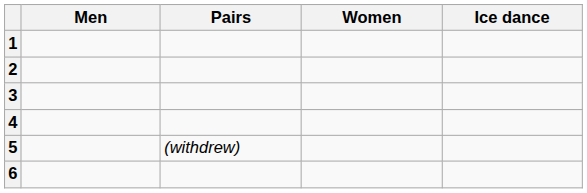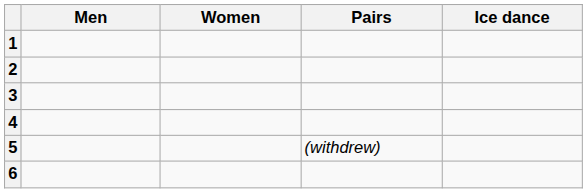columns swapped: (372, 17) <-> (231, 17)
